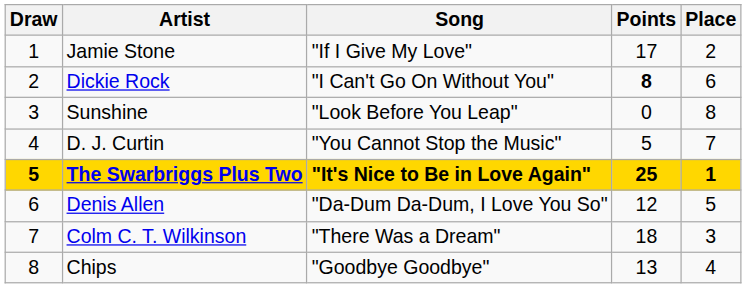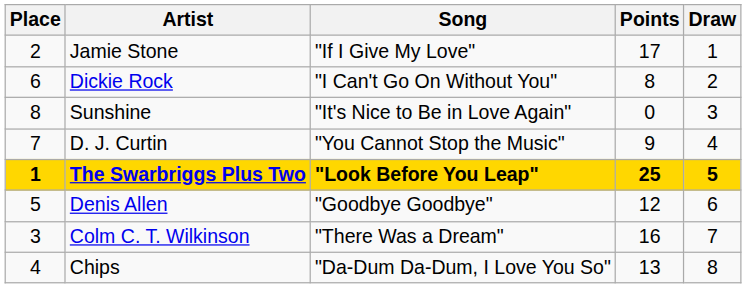columns swapped: (34, 19) <-> (711, 19)
(646, 81) bold -> (650, 81) normal
(415, 112) "Look Before You Leap" -> (443, 112) "It's Nice to Be in Love Again"
(646, 143) 5 -> (650, 143) 9
(451, 174) "It's Nice to Be in Love Again" -> (427, 174) "Look Before You Leap"
(460, 205) "Da-Dum Da-Dum, I Love You So" -> (404, 205) "Goodbye Goodbye"
(646, 236) 18 -> (650, 236) 16
(401, 267) "Goodbye Goodbye" -> (463, 267) "Da-Dum Da-Dum, I Love You So"
